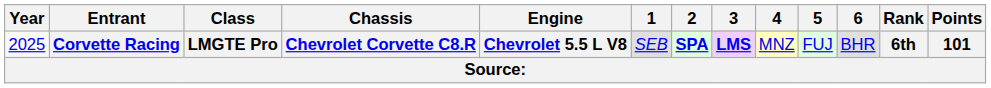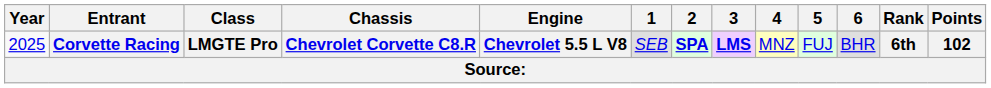(957, 44) 101 -> (957, 44) 102
